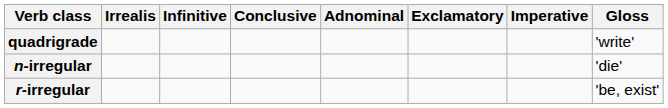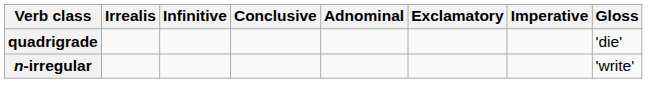(615, 41) 'write' -> (609, 41) 'die'
(609, 66) 'die' -> (615, 66) 'write'
- row: (53, 90)
